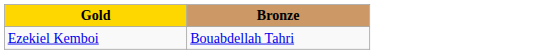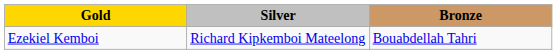+ column: (278, 15)
